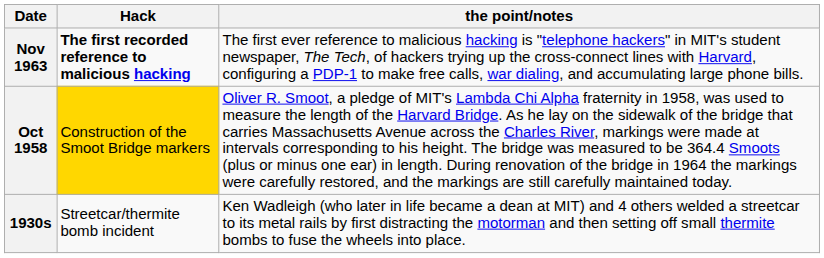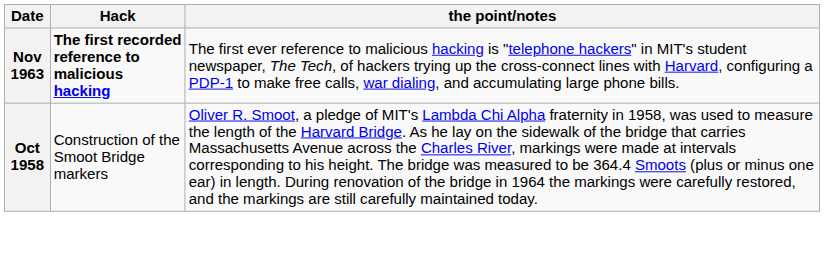(135, 140) gold background -> (117, 157) no background
- row: (31, 223)
